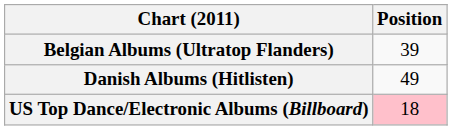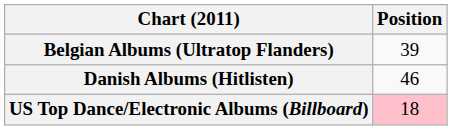(410, 79) 49 -> (410, 79) 46
